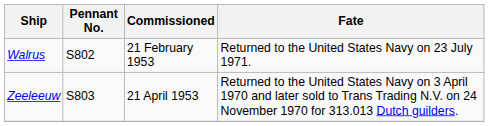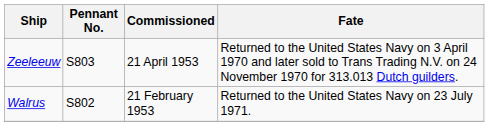rows swapped: (26, 55) <-> (34, 96)
